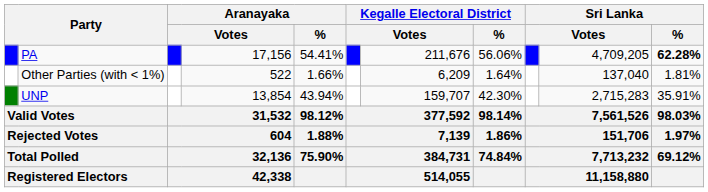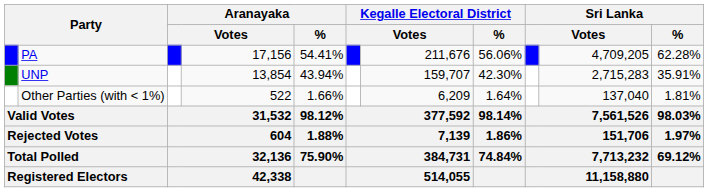(679, 55) bold -> (679, 55) normal
rows swapped: (35, 95) <-> (93, 75)
